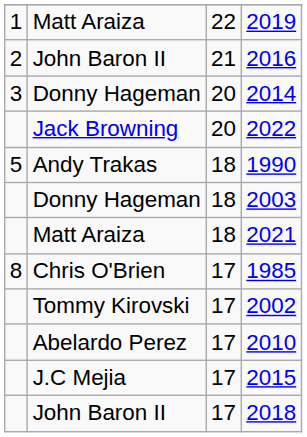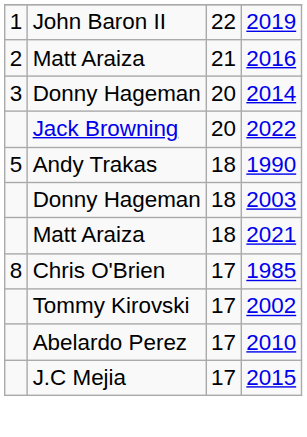(89, 22) Matt Araiza -> (99, 22) John Baron II
(99, 57) John Baron II -> (89, 57) Matt Araiza
- row: (271, 413)
